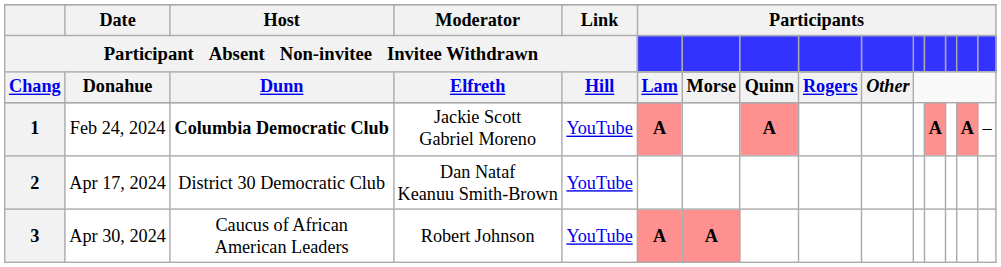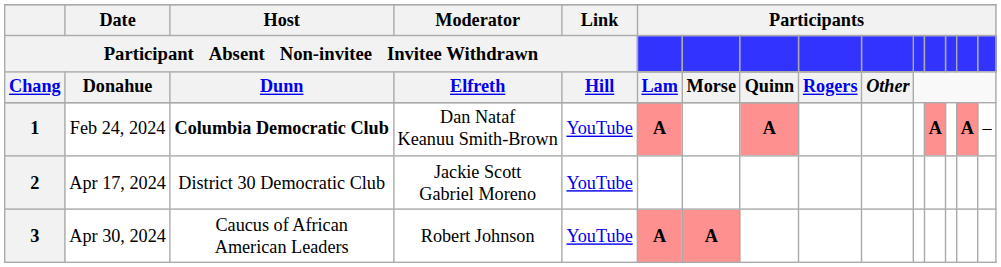(478, 128) Jackie Scott Gabriel Moreno -> (478, 128) Dan Nataf Keanuu Smith-Brown
(478, 182) Dan Nataf Keanuu Smith-Brown -> (478, 182) Jackie Scott Gabriel Moreno
